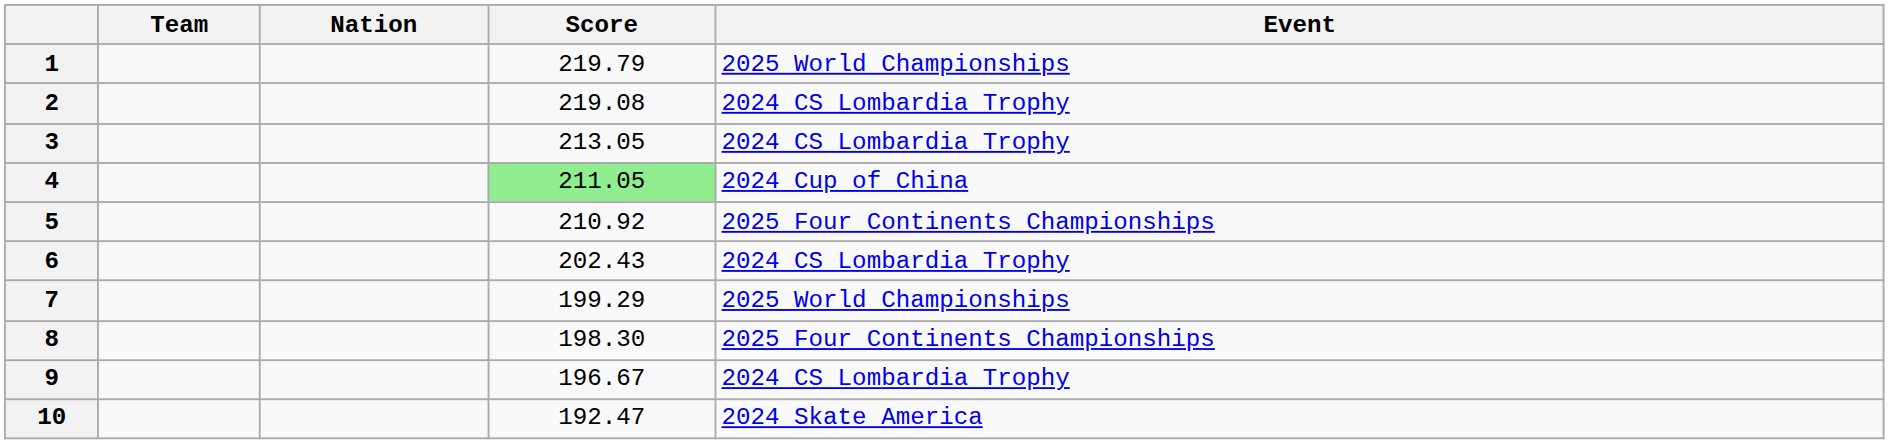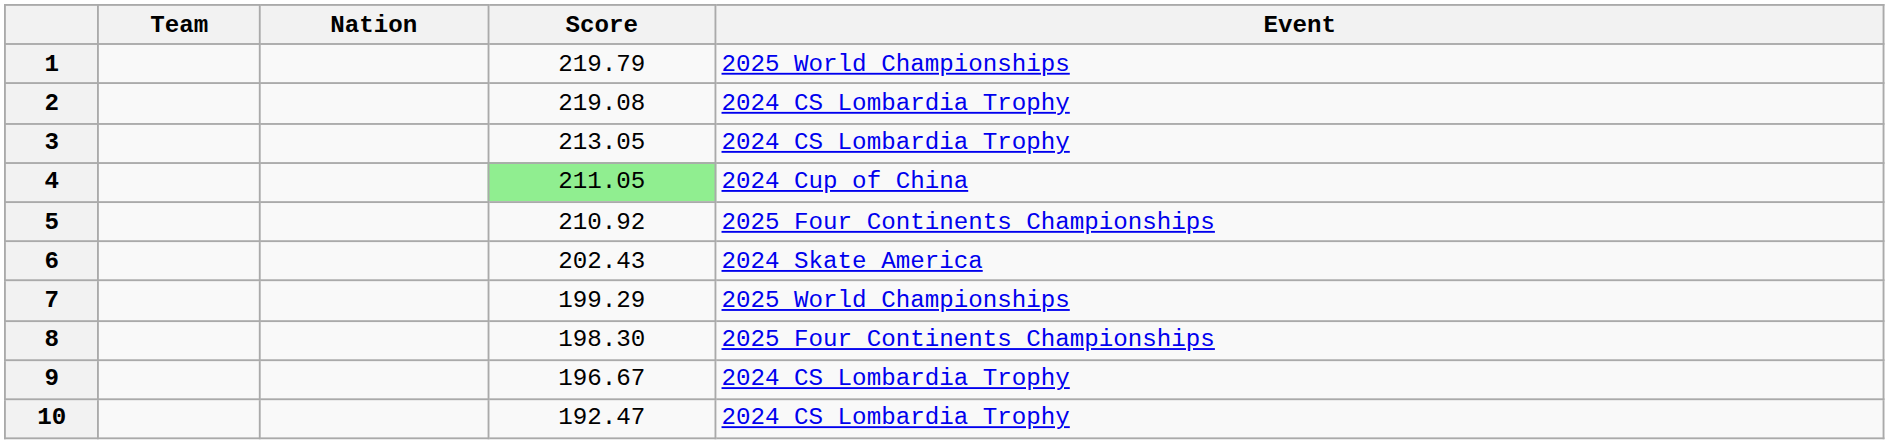(896, 261) 2024 CS Lombardia Trophy -> (852, 261) 2024 Skate America
(852, 419) 2024 Skate America -> (896, 419) 2024 CS Lombardia Trophy
